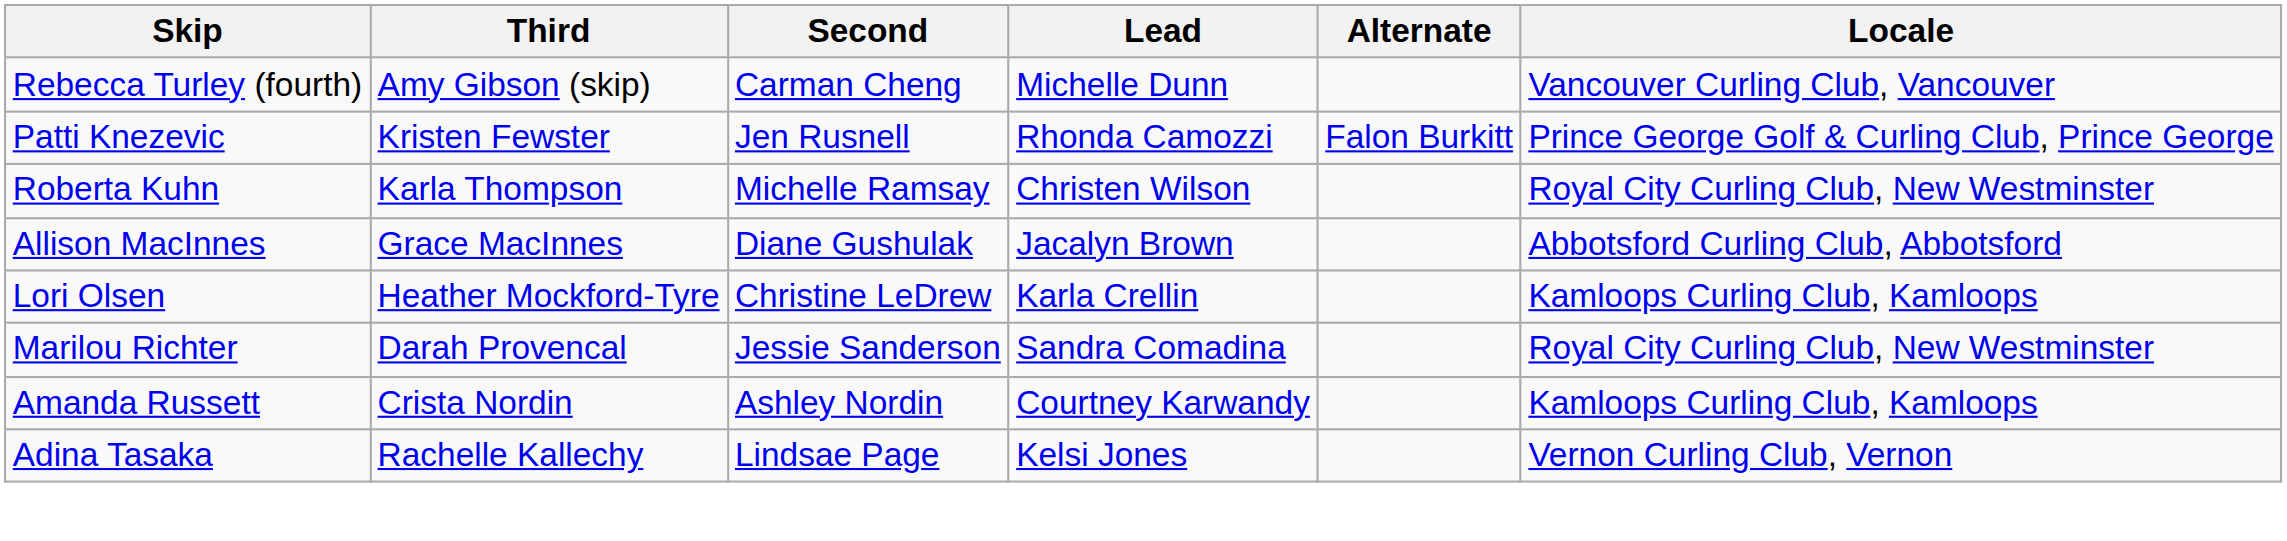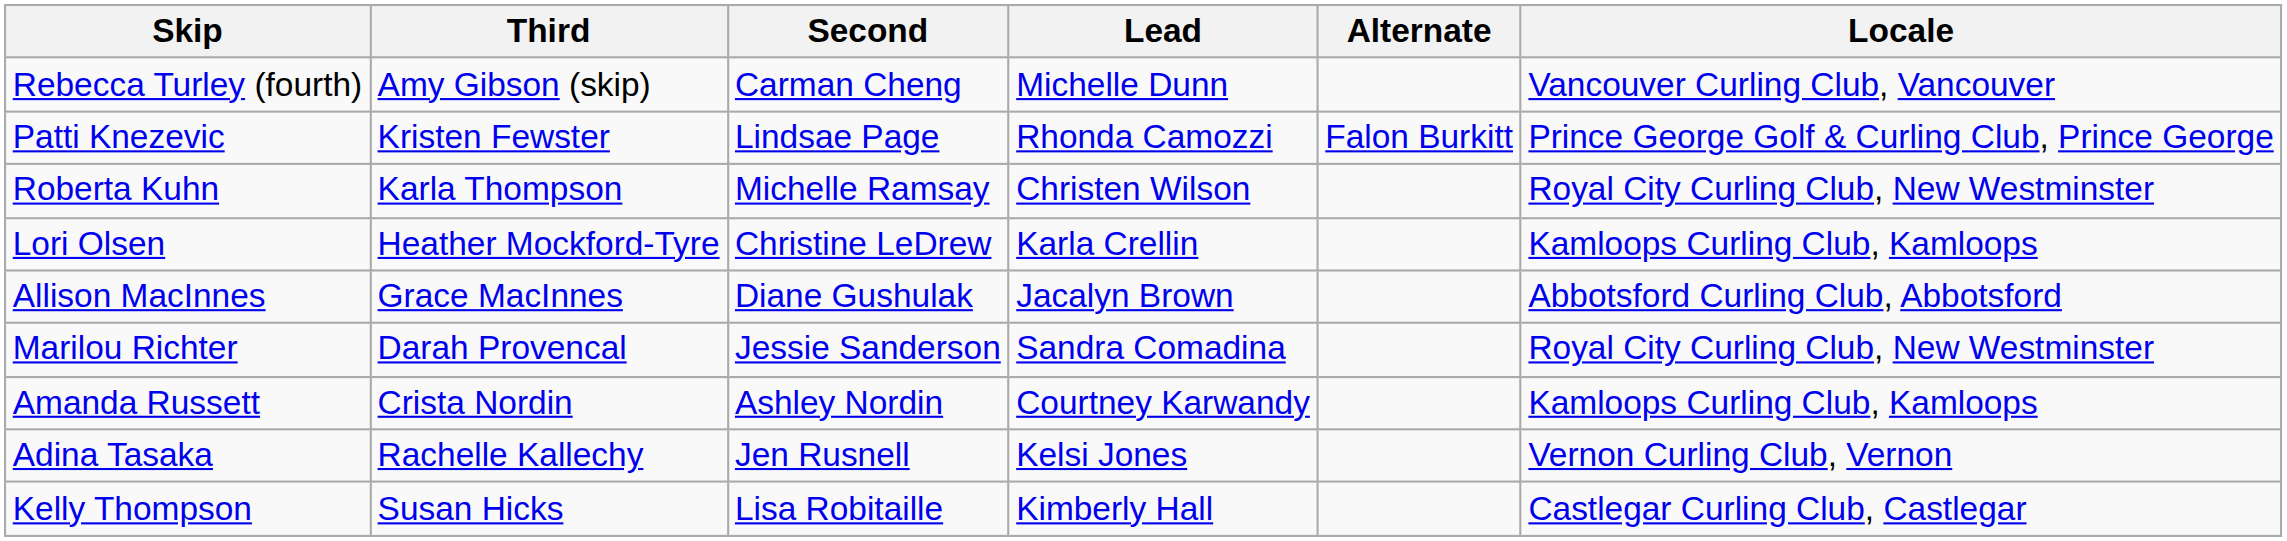(822, 137) Jen Rusnell -> (837, 137) Lindsae Page
rows swapped: (139, 243) <-> (89, 296)
(837, 455) Lindsae Page -> (822, 455) Jen Rusnell
+ row: (132, 508)
